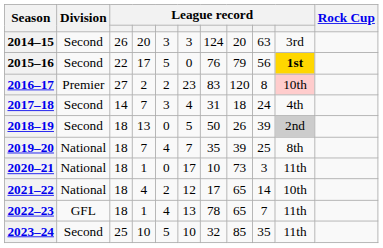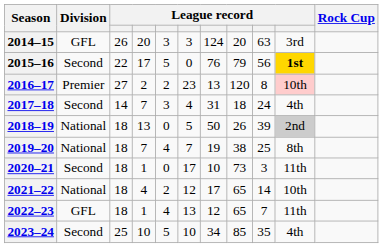(83, 42) Second -> (83, 42) GFL
(214, 84) 83 -> (214, 84) 13
(83, 126) Second -> (83, 126) National
(214, 147) 35 -> (214, 147) 19
(240, 147) 39 -> (240, 147) 38
(83, 168) National -> (83, 168) Second
(214, 210) 78 -> (214, 210) 12
(214, 231) 32 -> (214, 231) 34
(295, 231) 11th -> (295, 231) 4th
